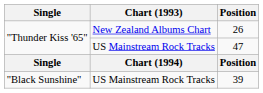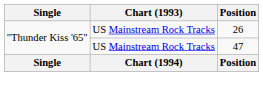(152, 29) New Zealand Albums Chart -> (154, 29) US Mainstream Rock Tracks
- row: (238, 79)
